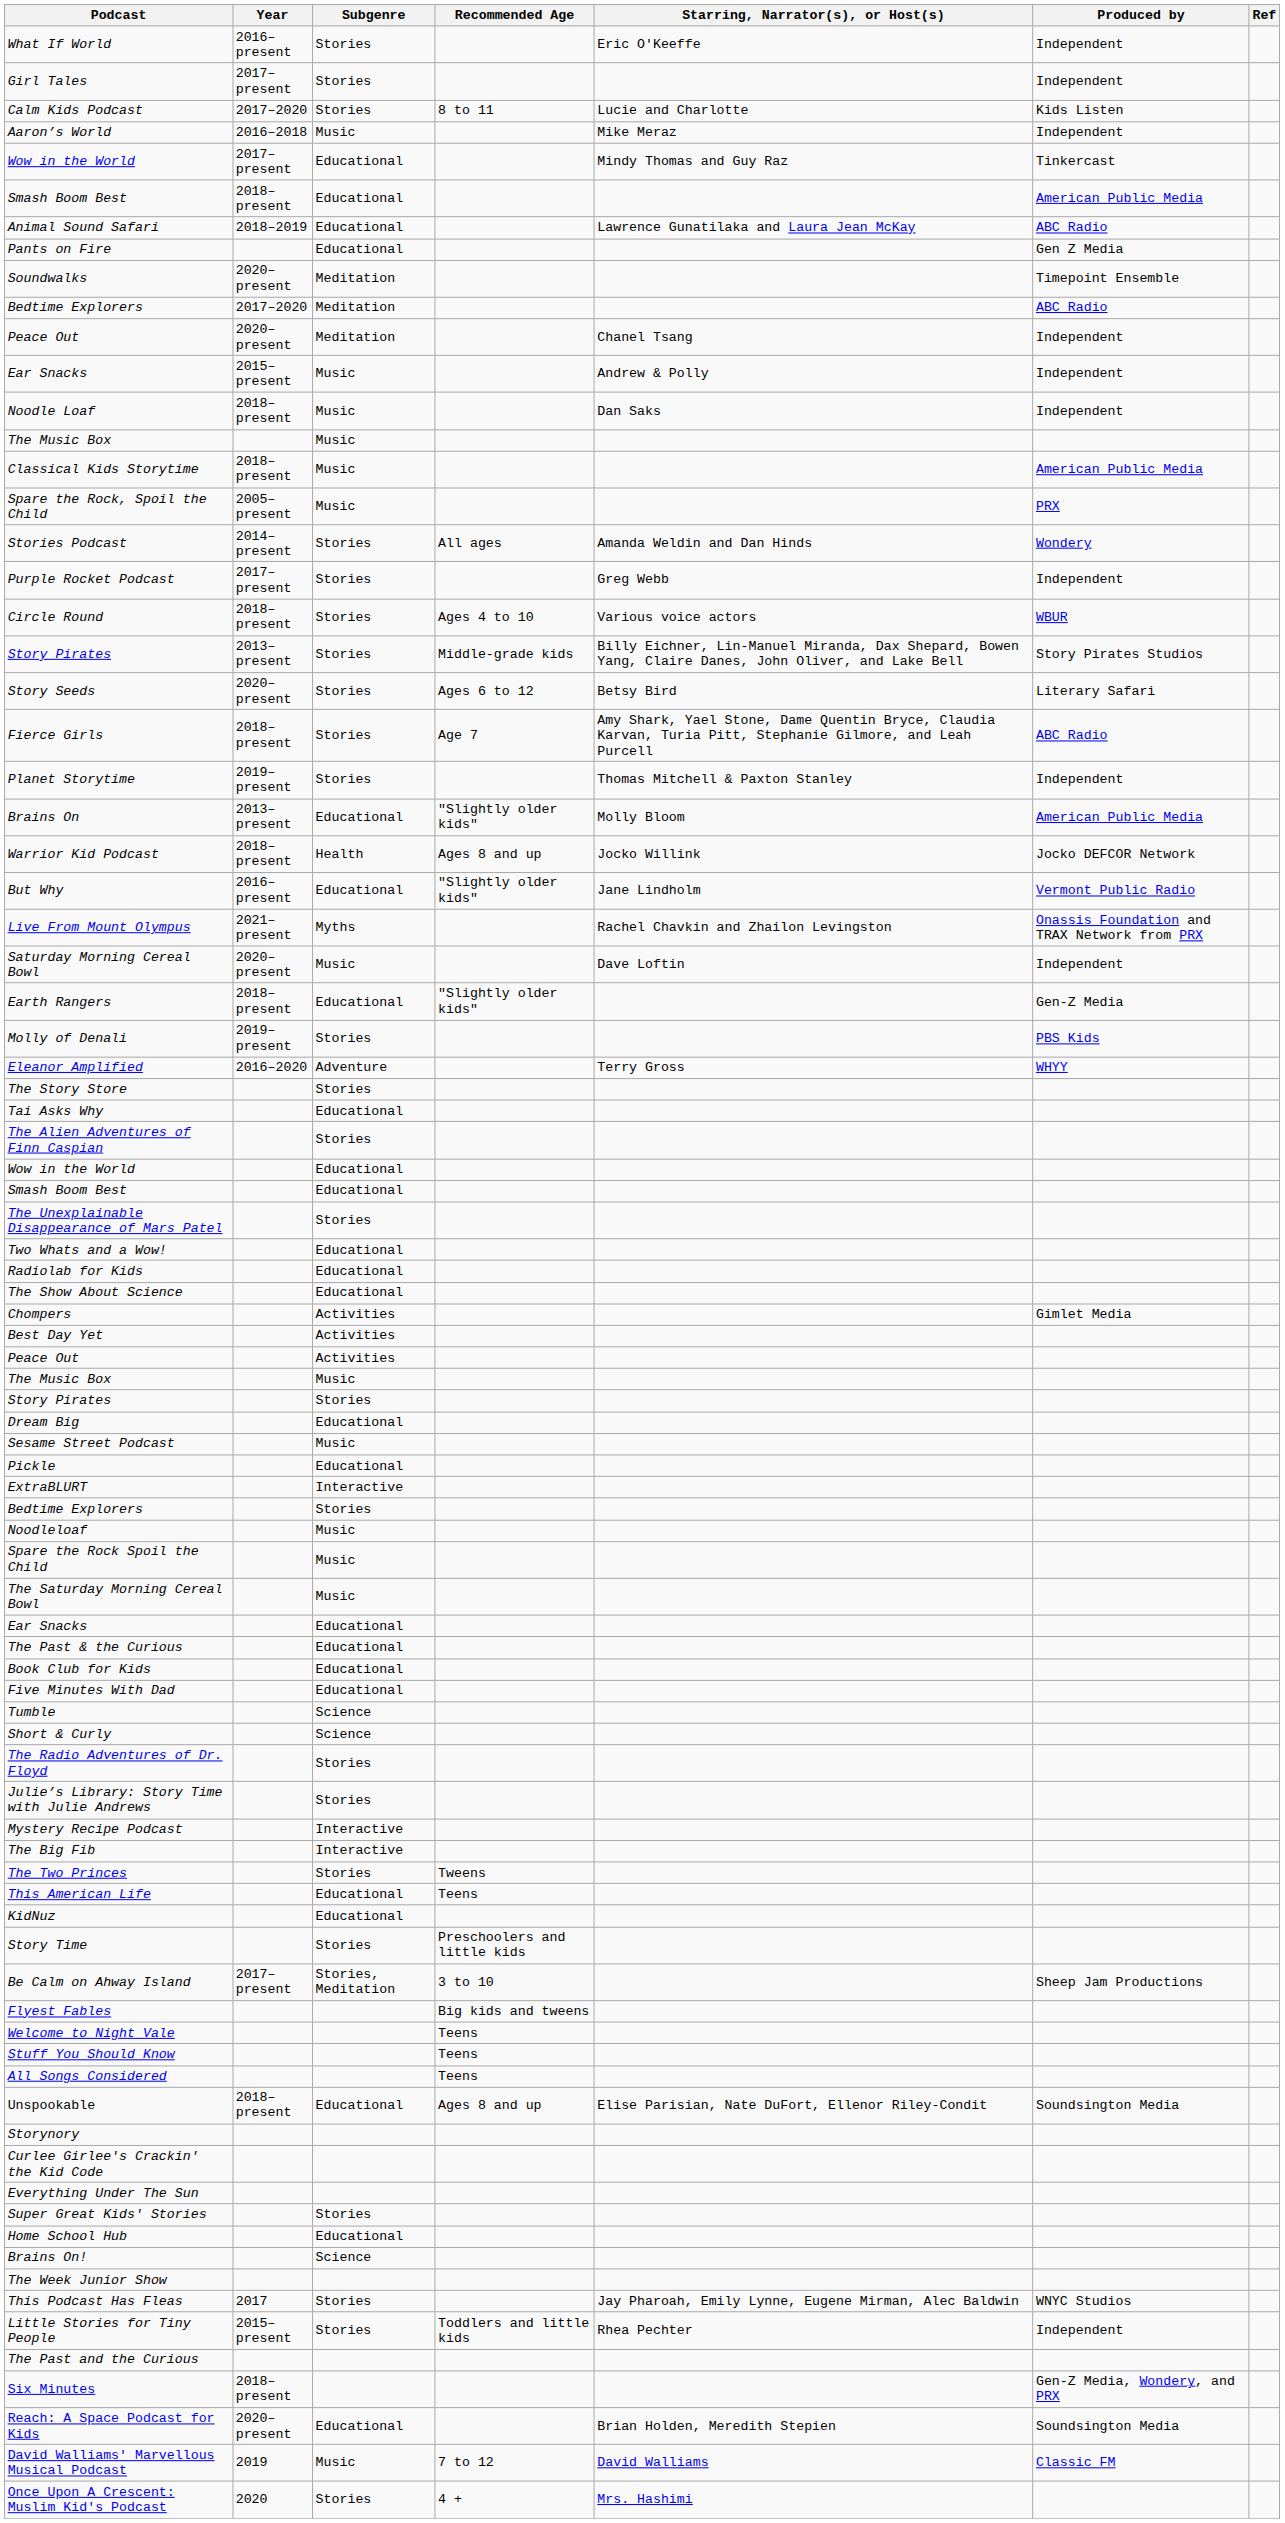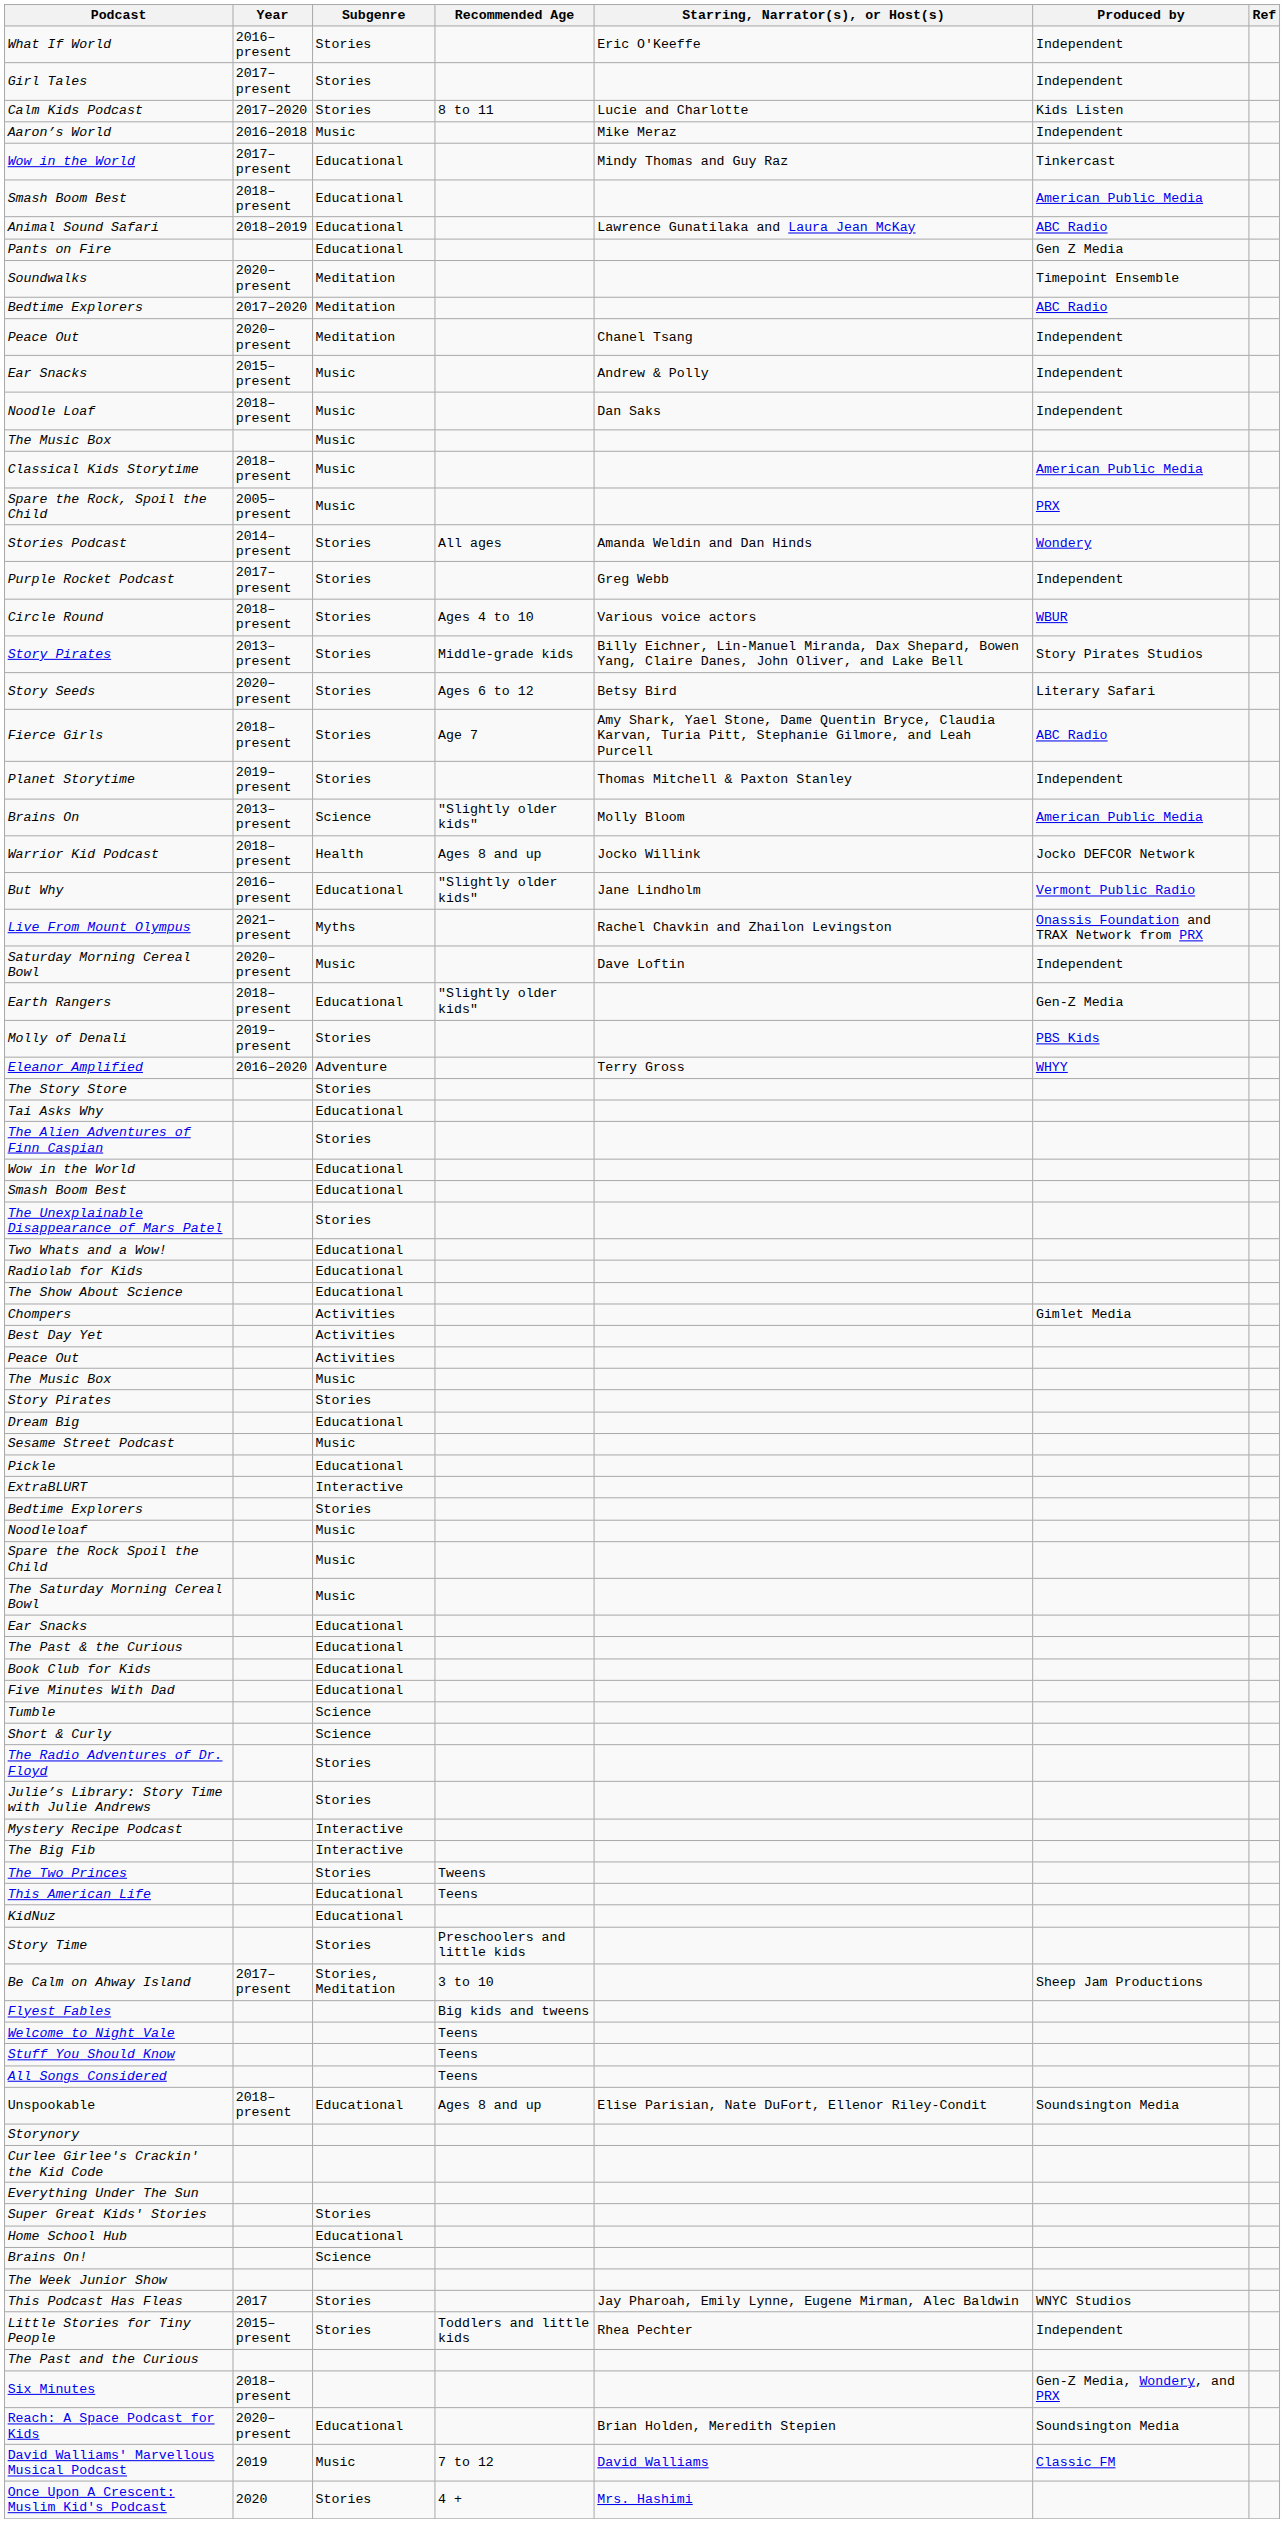(359, 817) Educational -> (343, 817) Science
